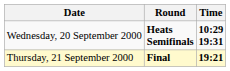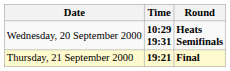columns swapped: (211, 12) <-> (170, 12)
